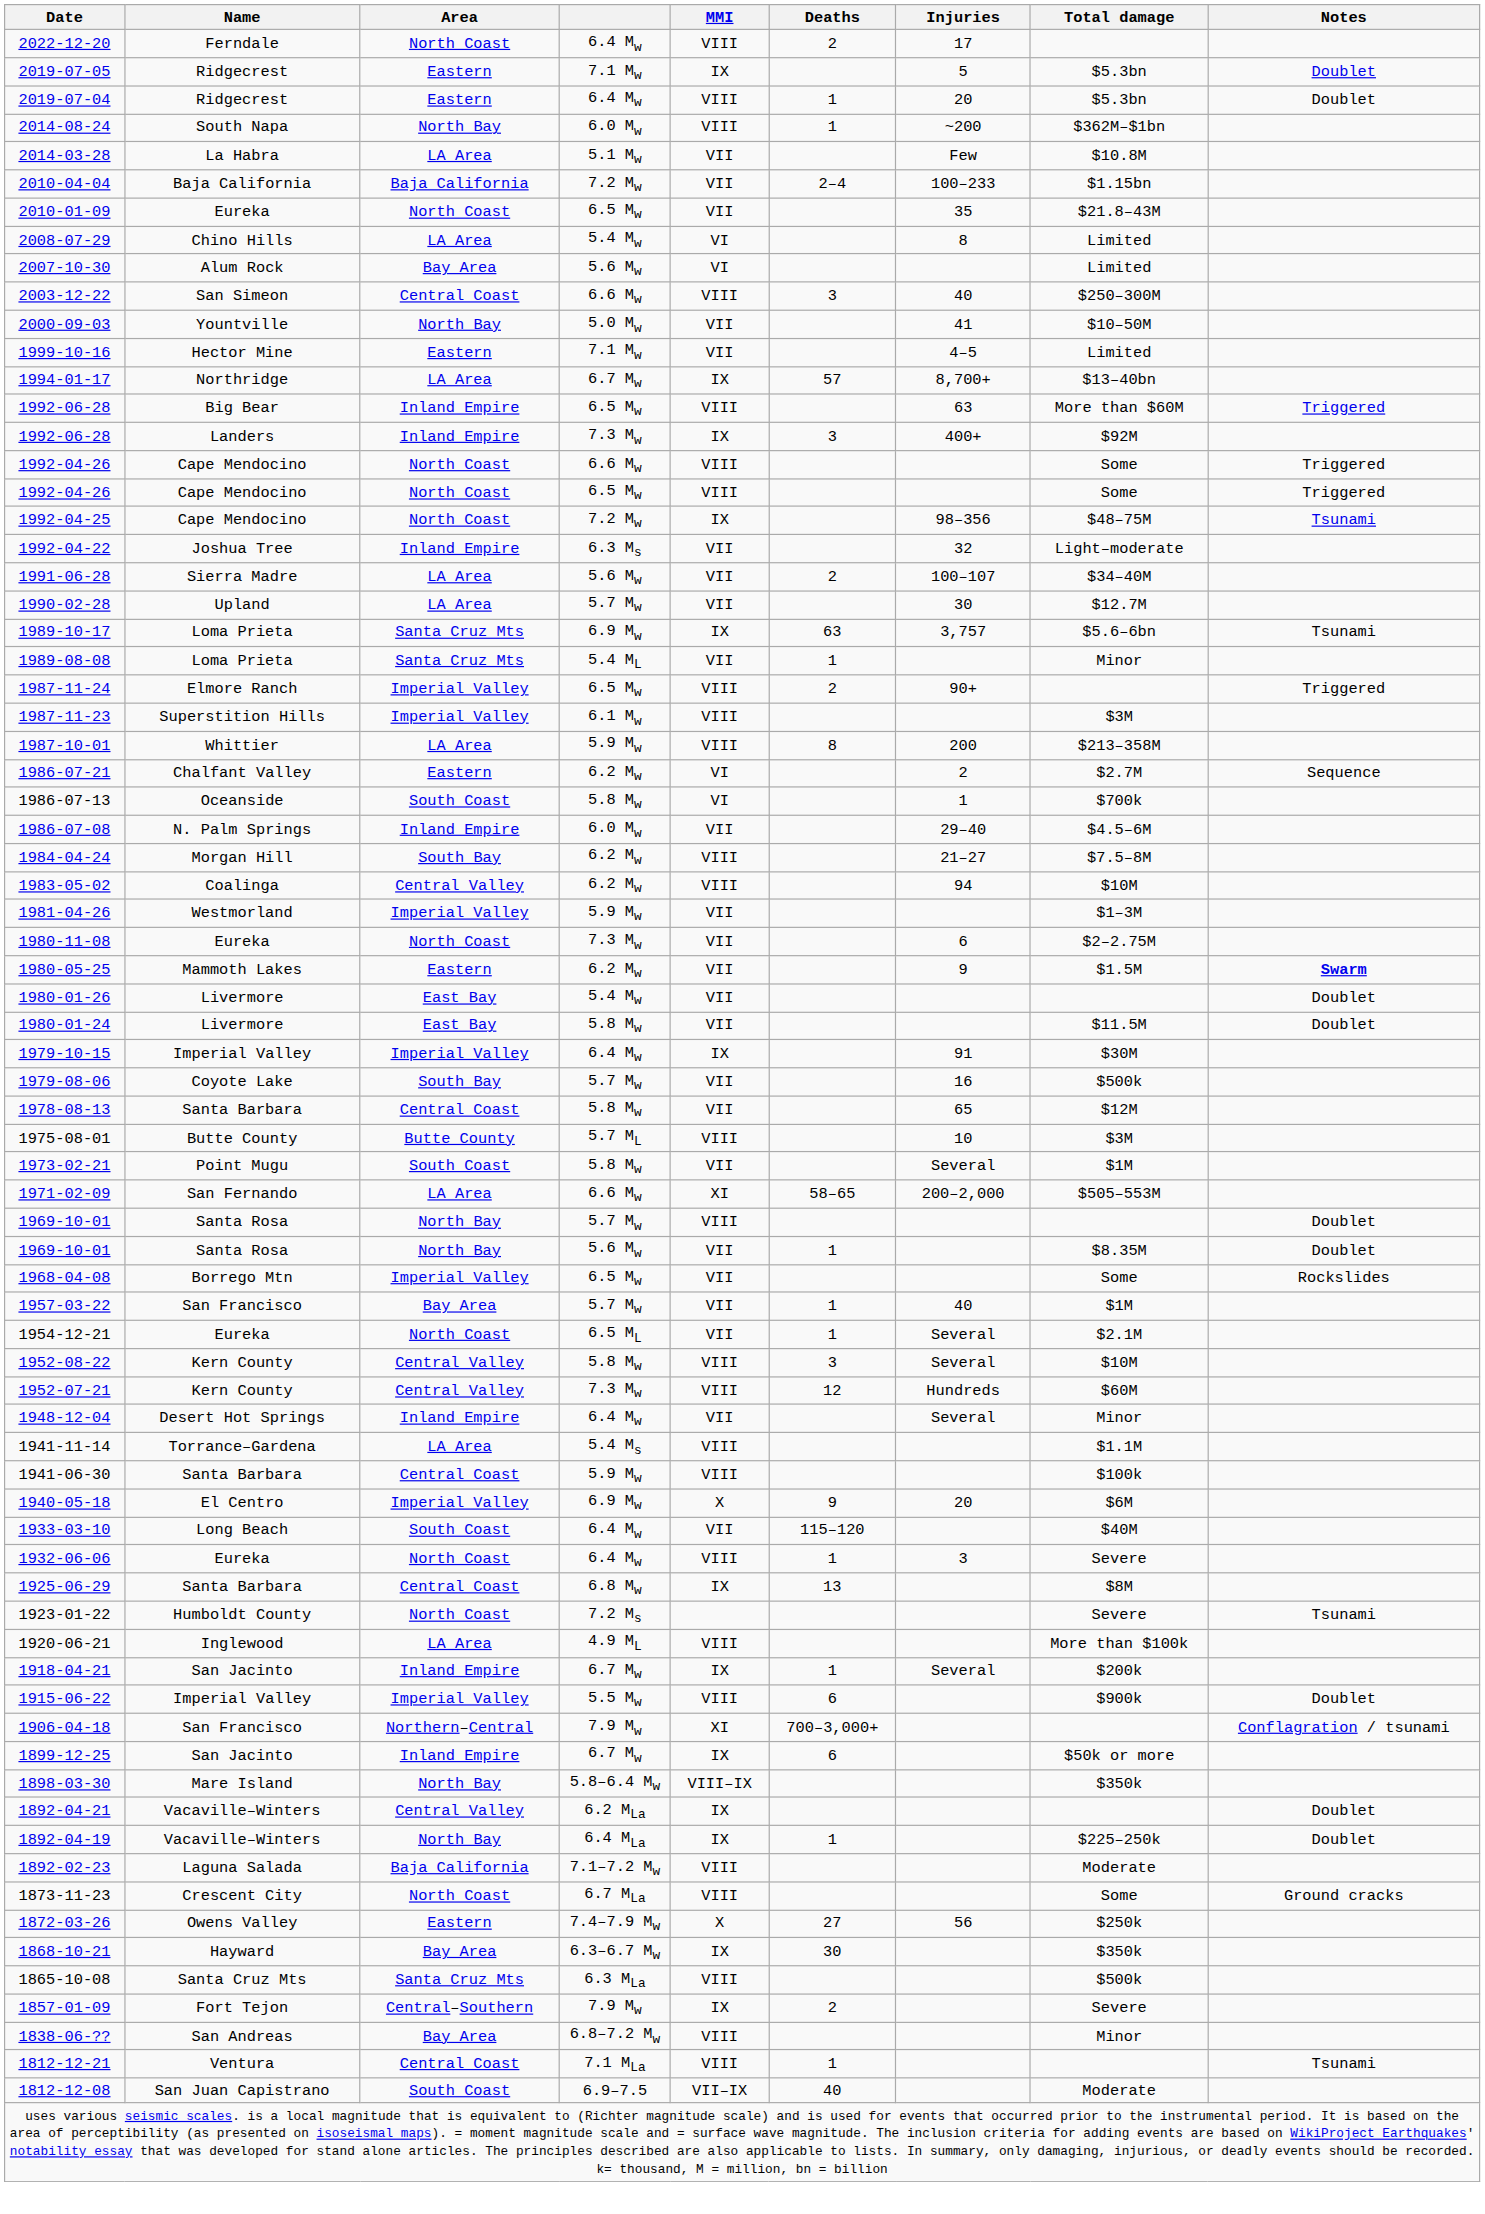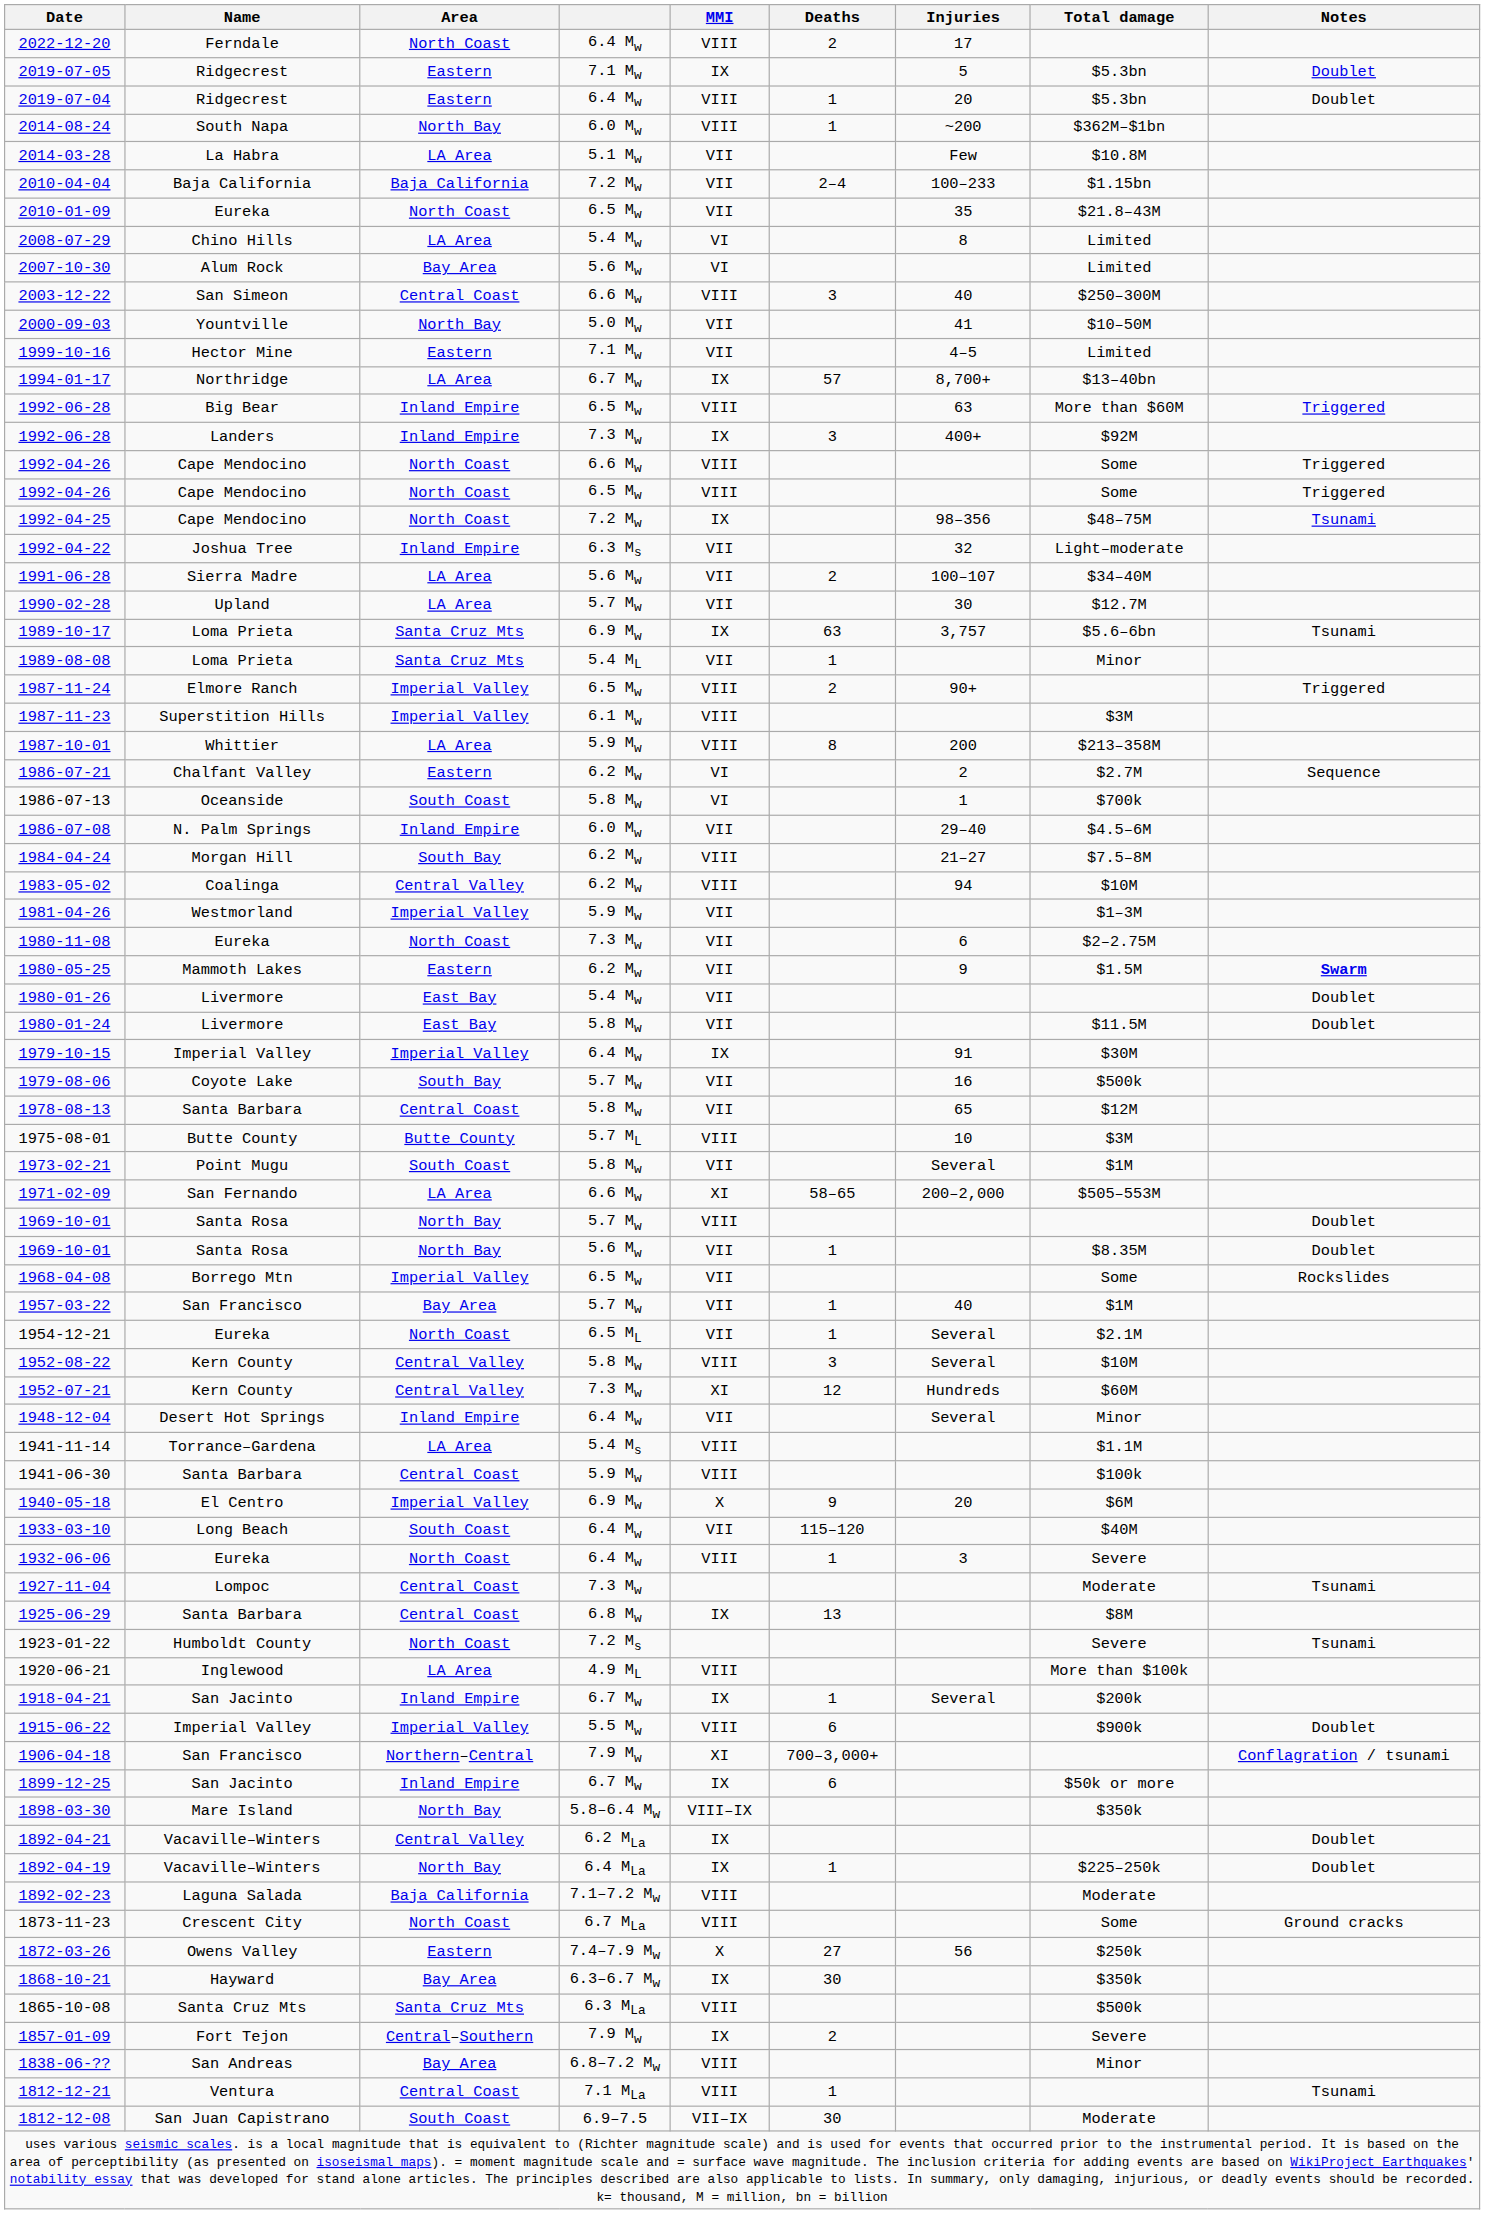(720, 1391) VIII -> (720, 1391) XI
+ row: (64, 1587)
(832, 2091) 40 -> (832, 2119) 30
